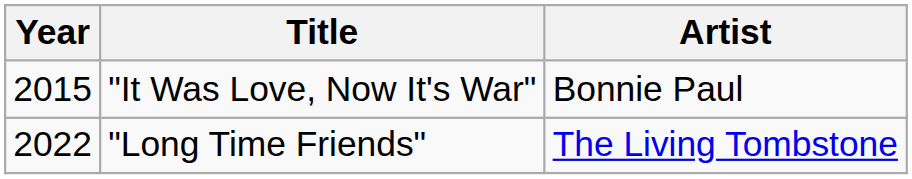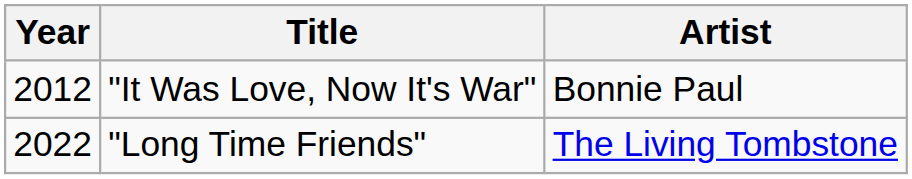(53, 88) 2015 -> (53, 88) 2012
